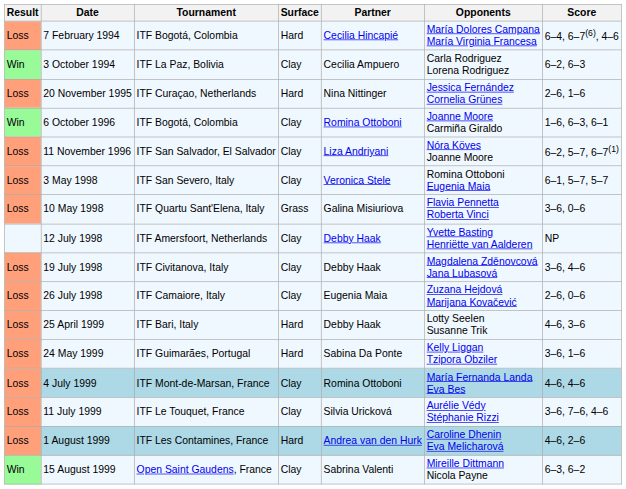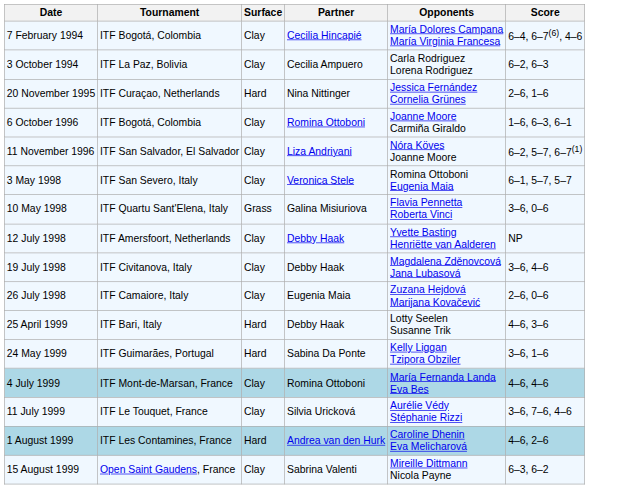- column: (23, 12)
(292, 35) Hard -> (254, 35) Clay
